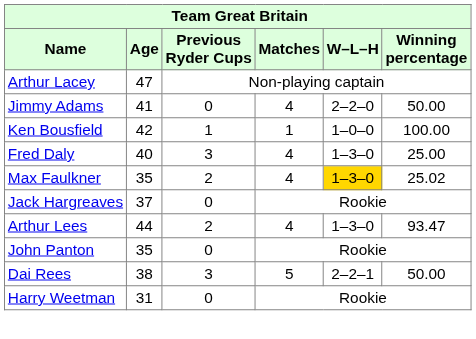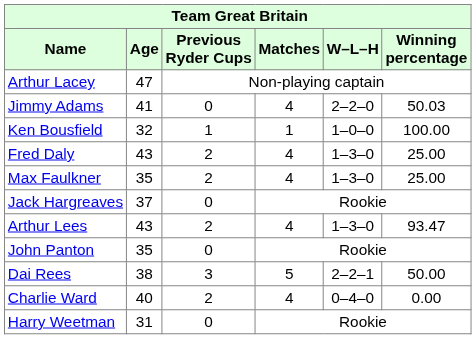(426, 105) 50.00 -> (426, 105) 50.03
(144, 129) 42 -> (144, 129) 32
(144, 153) 40 -> (144, 153) 43
(209, 153) 3 -> (209, 153) 2
(353, 177) gold background -> (353, 177) no background
(426, 177) 25.02 -> (426, 177) 25.00
(144, 225) 44 -> (144, 225) 43
+ row: (52, 297)
